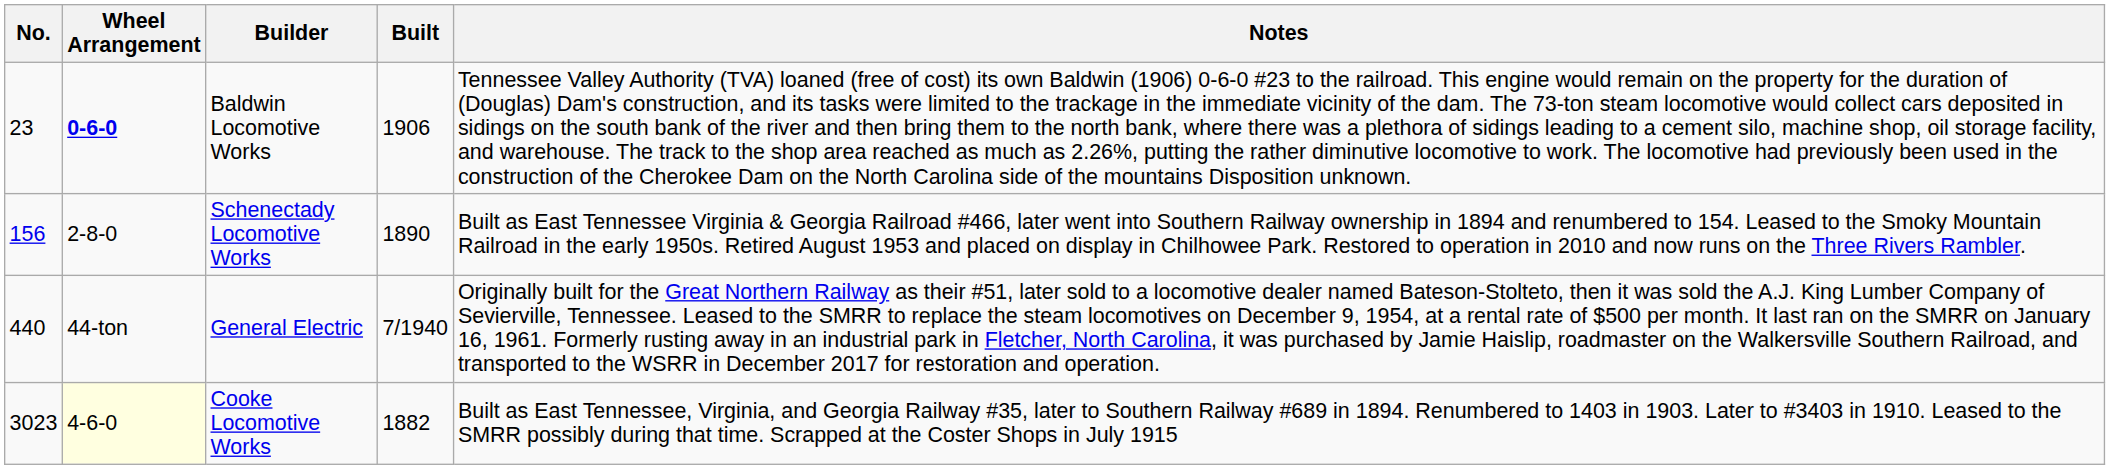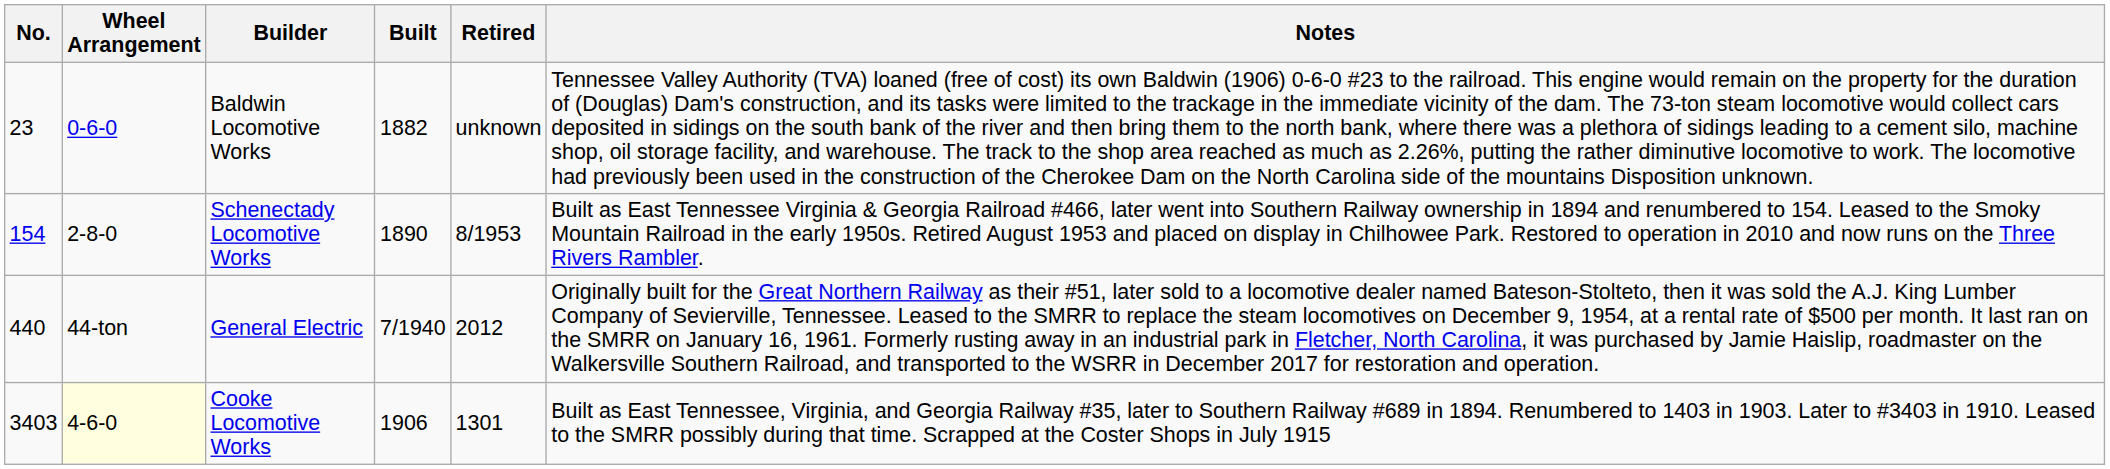+ column: (498, 33)
(92, 127) bold -> (92, 127) normal
(406, 127) 1906 -> (404, 127) 1882
(28, 234) 156 -> (28, 234) 154
(33, 422) 3023 -> (33, 422) 3403
(406, 422) 1882 -> (404, 422) 1906
